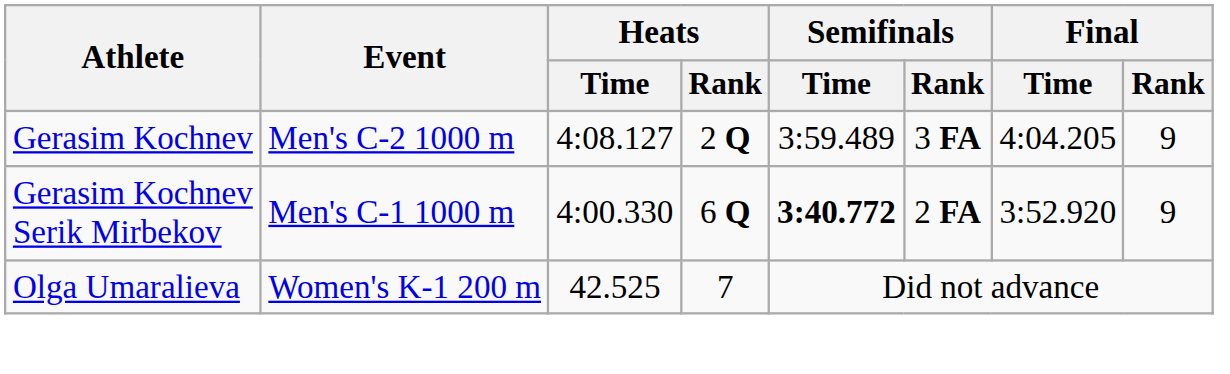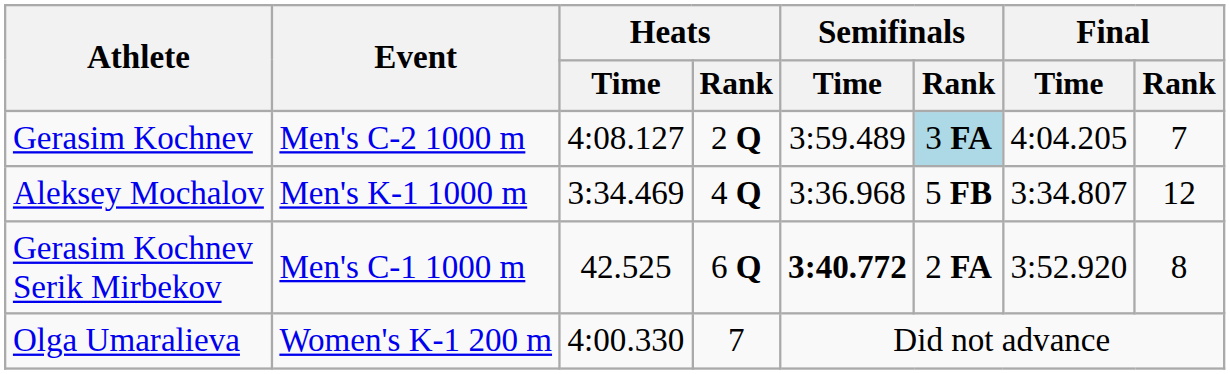(948, 138) no background -> (959, 138) lightblue background
(1168, 138) 9 -> (1179, 138) 7
+ row: (138, 193)
(615, 212) 4:00.330 -> (626, 267) 42.525
(1168, 212) 9 -> (1179, 267) 8
(615, 286) 42.525 -> (626, 341) 4:00.330
